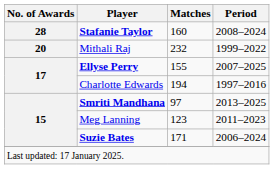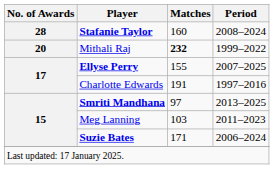(179, 48) normal -> (179, 48) bold
(179, 84) 194 -> (179, 84) 191
(179, 119) 123 -> (179, 119) 103
